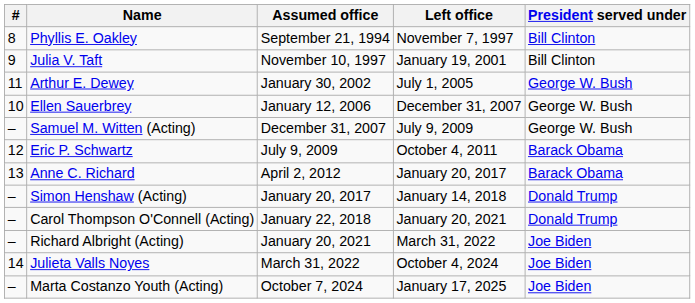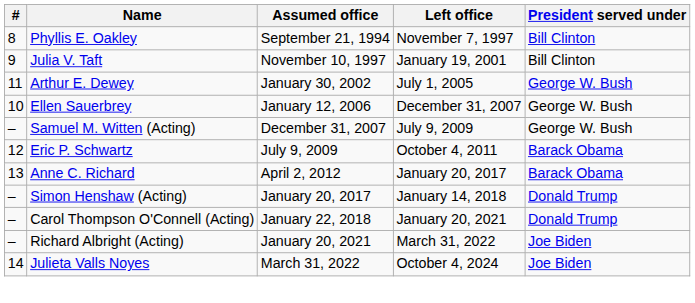- row: (127, 286)
